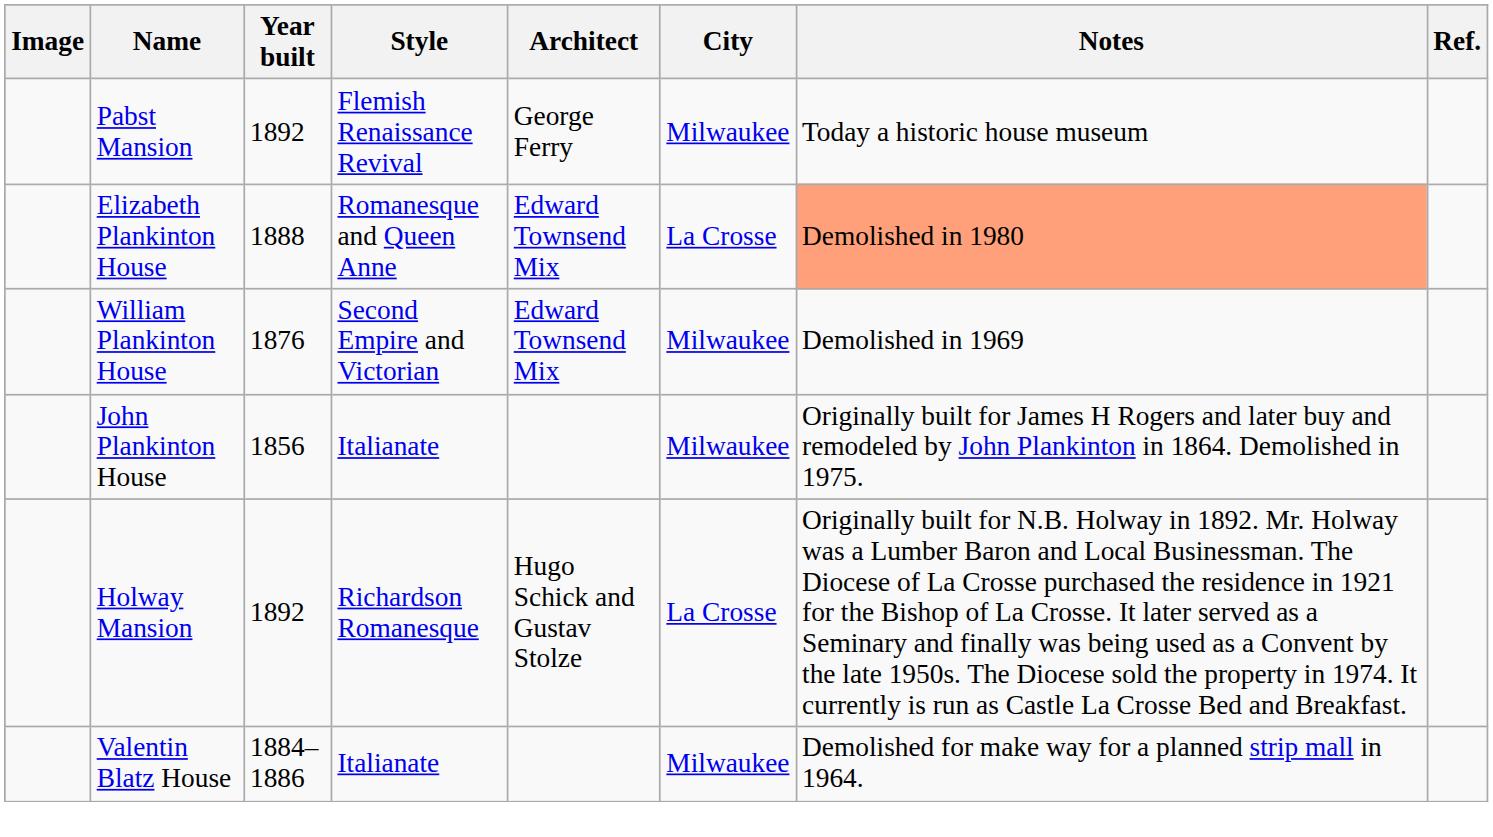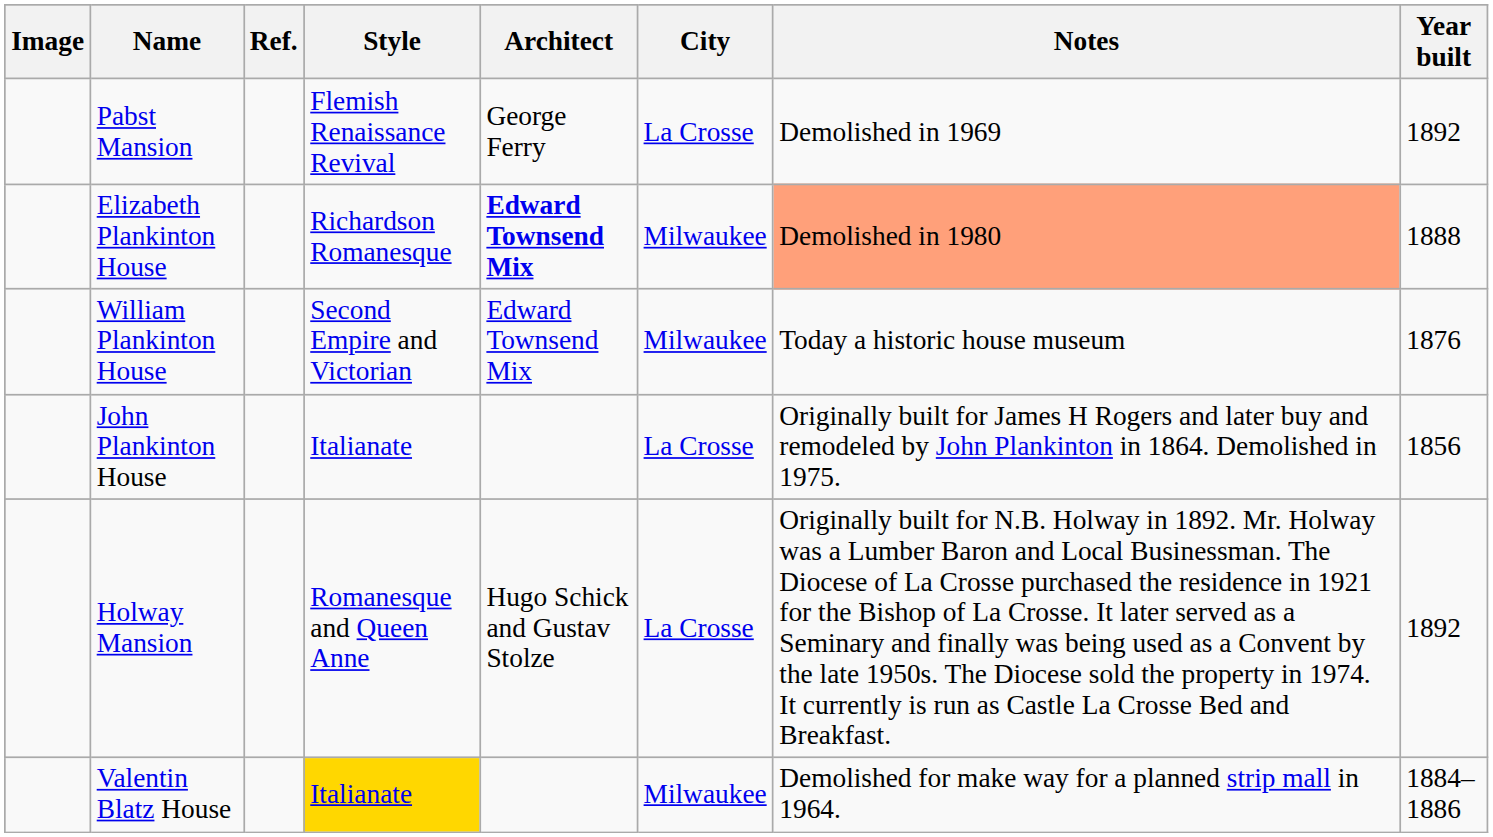columns swapped: (287, 41) <-> (1457, 41)
(728, 131) Milwaukee -> (699, 131) La Crosse
(975, 131) Today a historic house museum -> (890, 131) Demolished in 1969
(408, 236) Romanesque and Queen Anne -> (381, 236) Richardson Romanesque
(570, 236) normal -> (545, 236) bold
(721, 236) La Crosse -> (705, 236) Milwaukee
(913, 341) Demolished in 1969 -> (952, 341) Today a historic house museum
(728, 446) Milwaukee -> (699, 446) La Crosse
(408, 612) Richardson Romanesque -> (381, 627) Romanesque and Queen Anne
(388, 763) no background -> (361, 794) gold background
